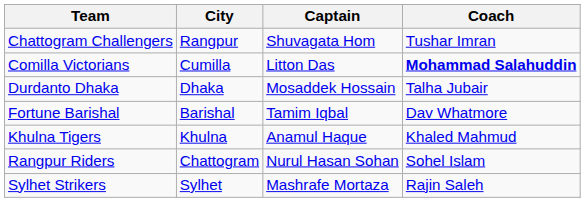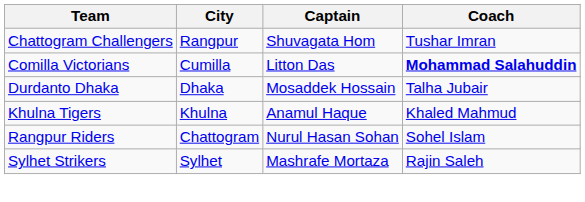- row: (64, 112)
